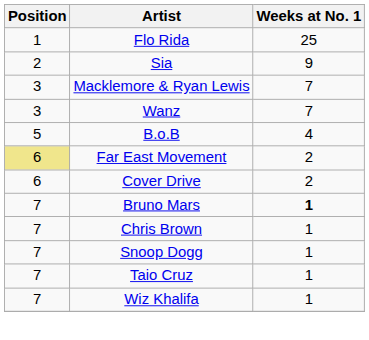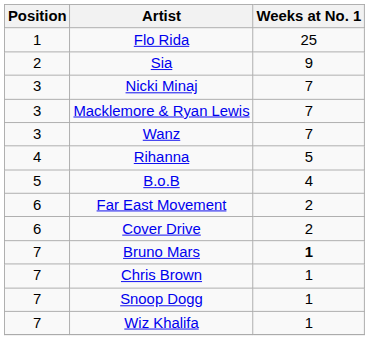+ row: (162, 87)
+ row: (162, 157)
(37, 157) khaki background -> (37, 205) no background
- row: (162, 275)
